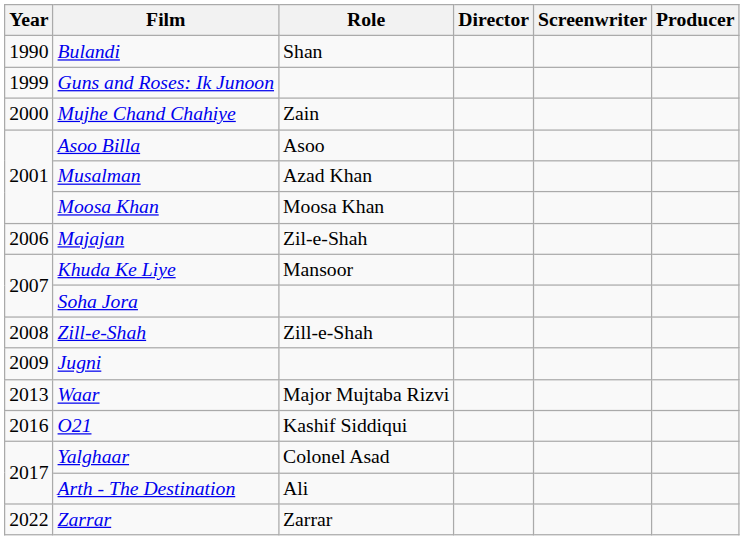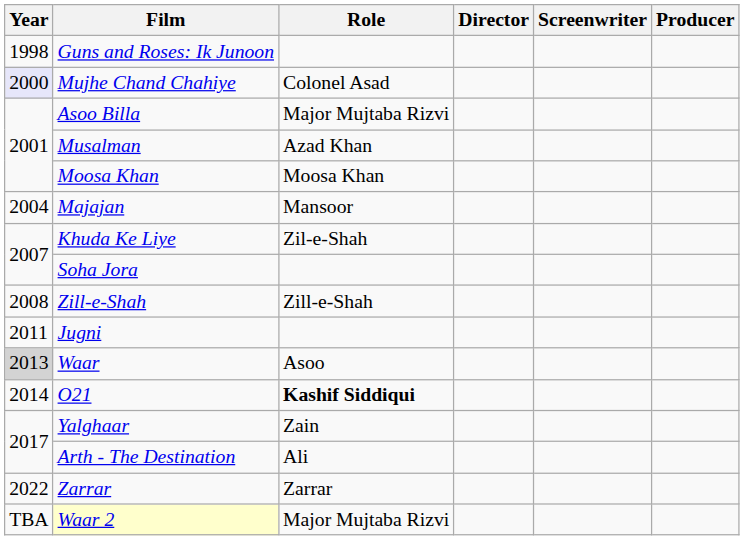- row: (89, 51)
(29, 82) 1999 -> (29, 51) 1998
(29, 113) no background -> (29, 82) lavender background
(301, 113) Zain -> (336, 82) Colonel Asad
(304, 144) Asoo -> (366, 113) Major Mujtaba Rizvi
(29, 238) 2006 -> (29, 207) 2004
(325, 238) Zil-e-Shah -> (318, 207) Mansoor
(318, 269) Mansoor -> (325, 238) Zil-e-Shah
(29, 363) 2009 -> (28, 332) 2011
(29, 394) no background -> (29, 363) lightgrey background
(366, 394) Major Mujtaba Rizvi -> (304, 363) Asoo
(29, 425) 2016 -> (29, 394) 2014
(345, 425) normal -> (349, 394) bold
(336, 457) Colonel Asad -> (301, 425) Zain
+ row: (86, 519)
